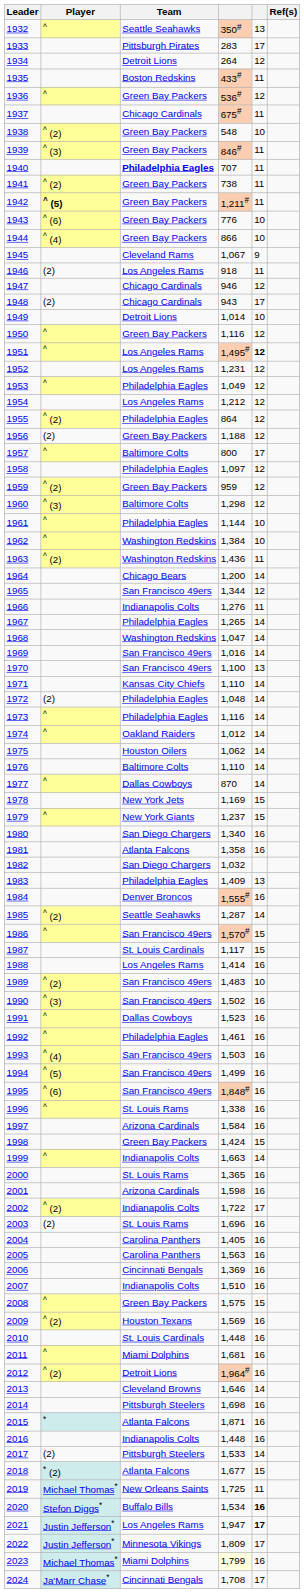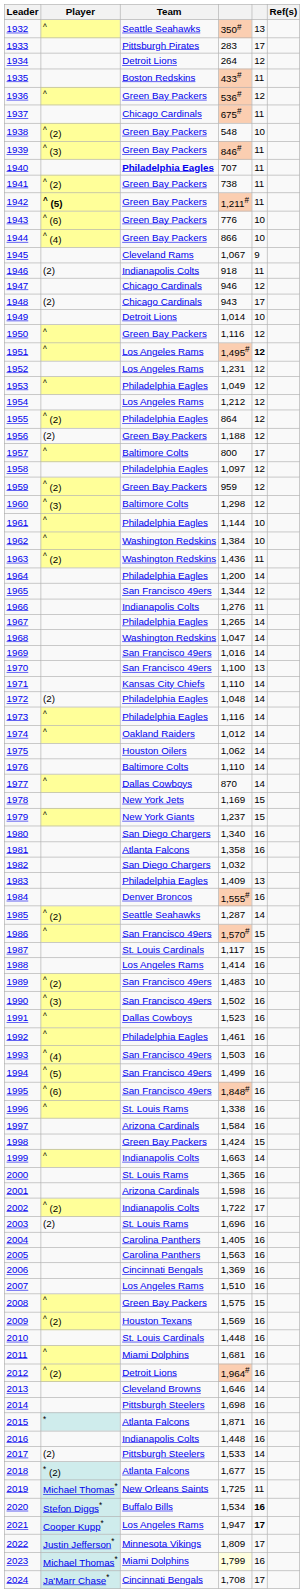(163, 270) Los Angeles Rams -> (161, 270) Indianapolis Colts
(154, 575) Chicago Bears -> (165, 575) Philadelphia Eagles
(161, 1286) Indianapolis Colts -> (163, 1286) Los Angeles Rams
(79, 1525) Justin Jefferson* -> (73, 1525) Cooper Kupp*
